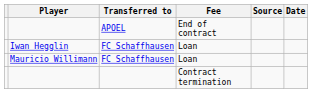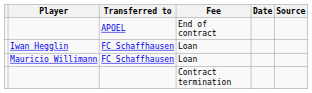columns swapped: (296, 11) <-> (268, 11)
